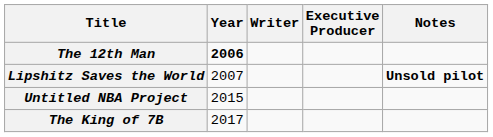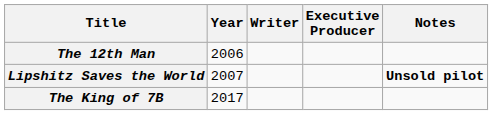(227, 54) bold -> (227, 54) normal
- row: (106, 98)
